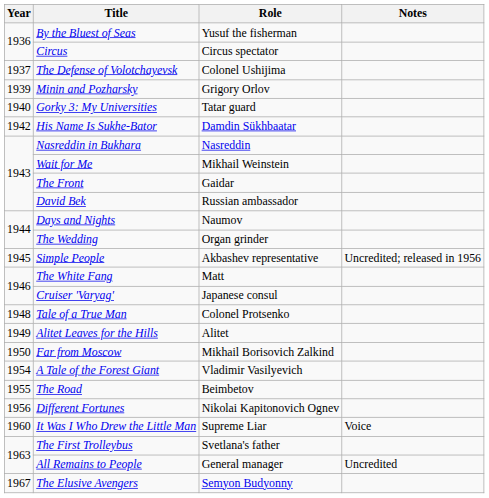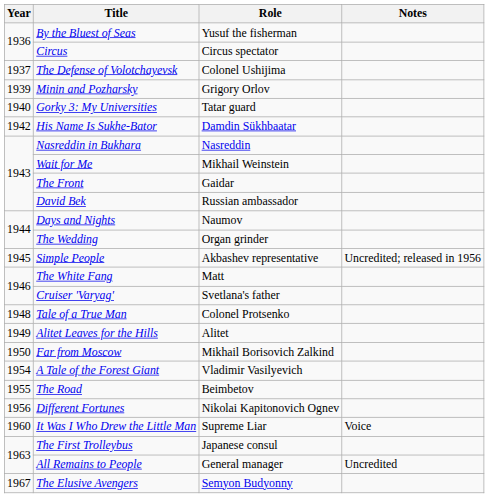(240, 295) Japanese consul -> (241, 295) Svetlana's father
(241, 445) Svetlana's father -> (240, 445) Japanese consul
